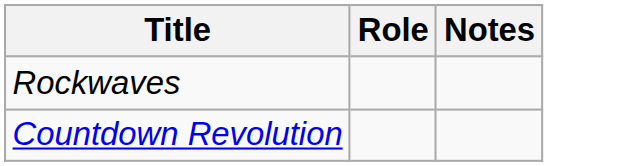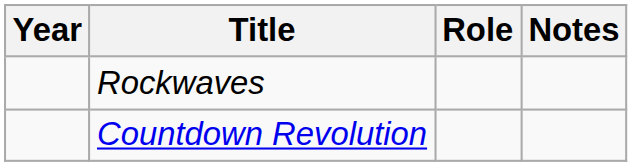+ column: (47, 30)
